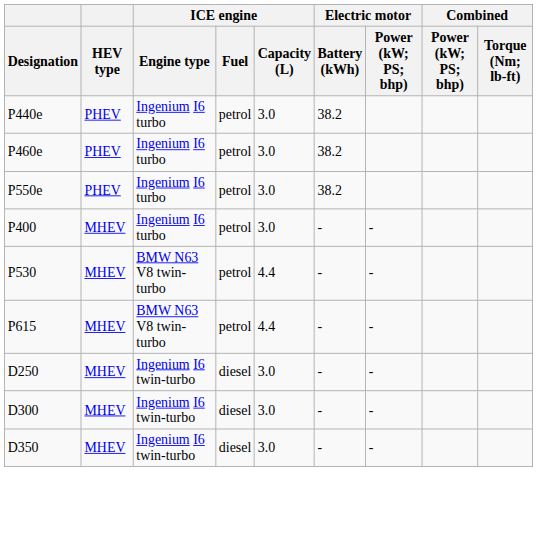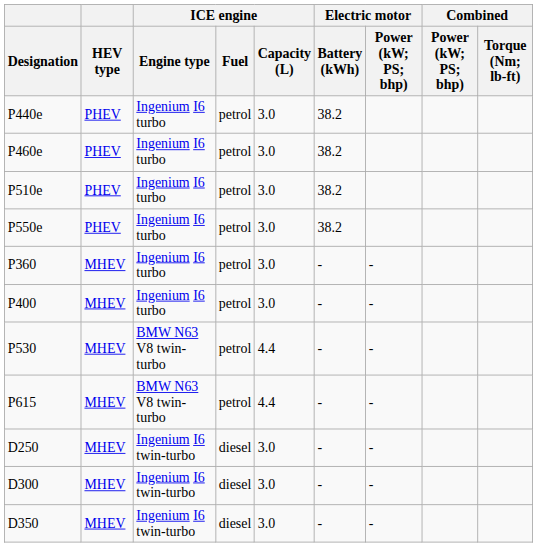+ row: (25, 189)
+ row: (22, 265)
